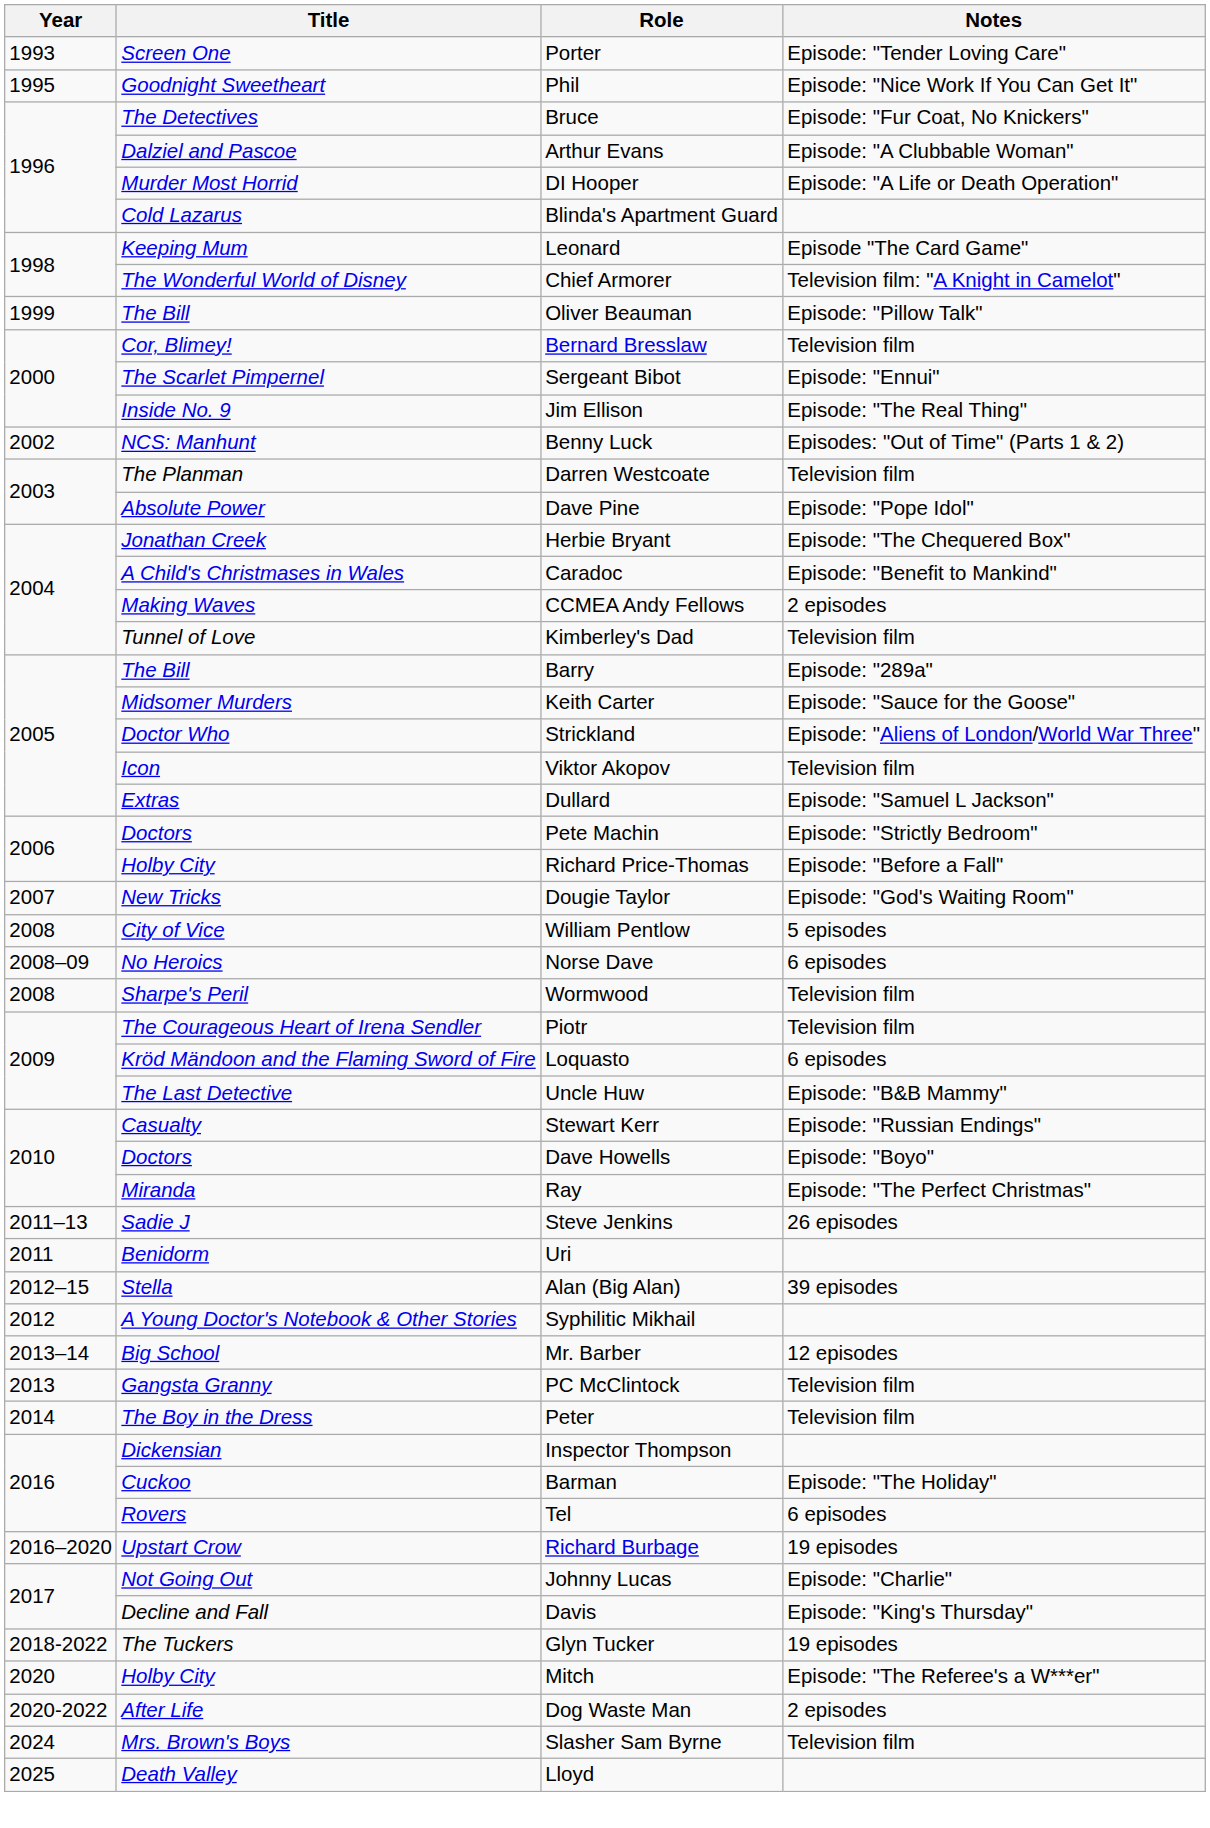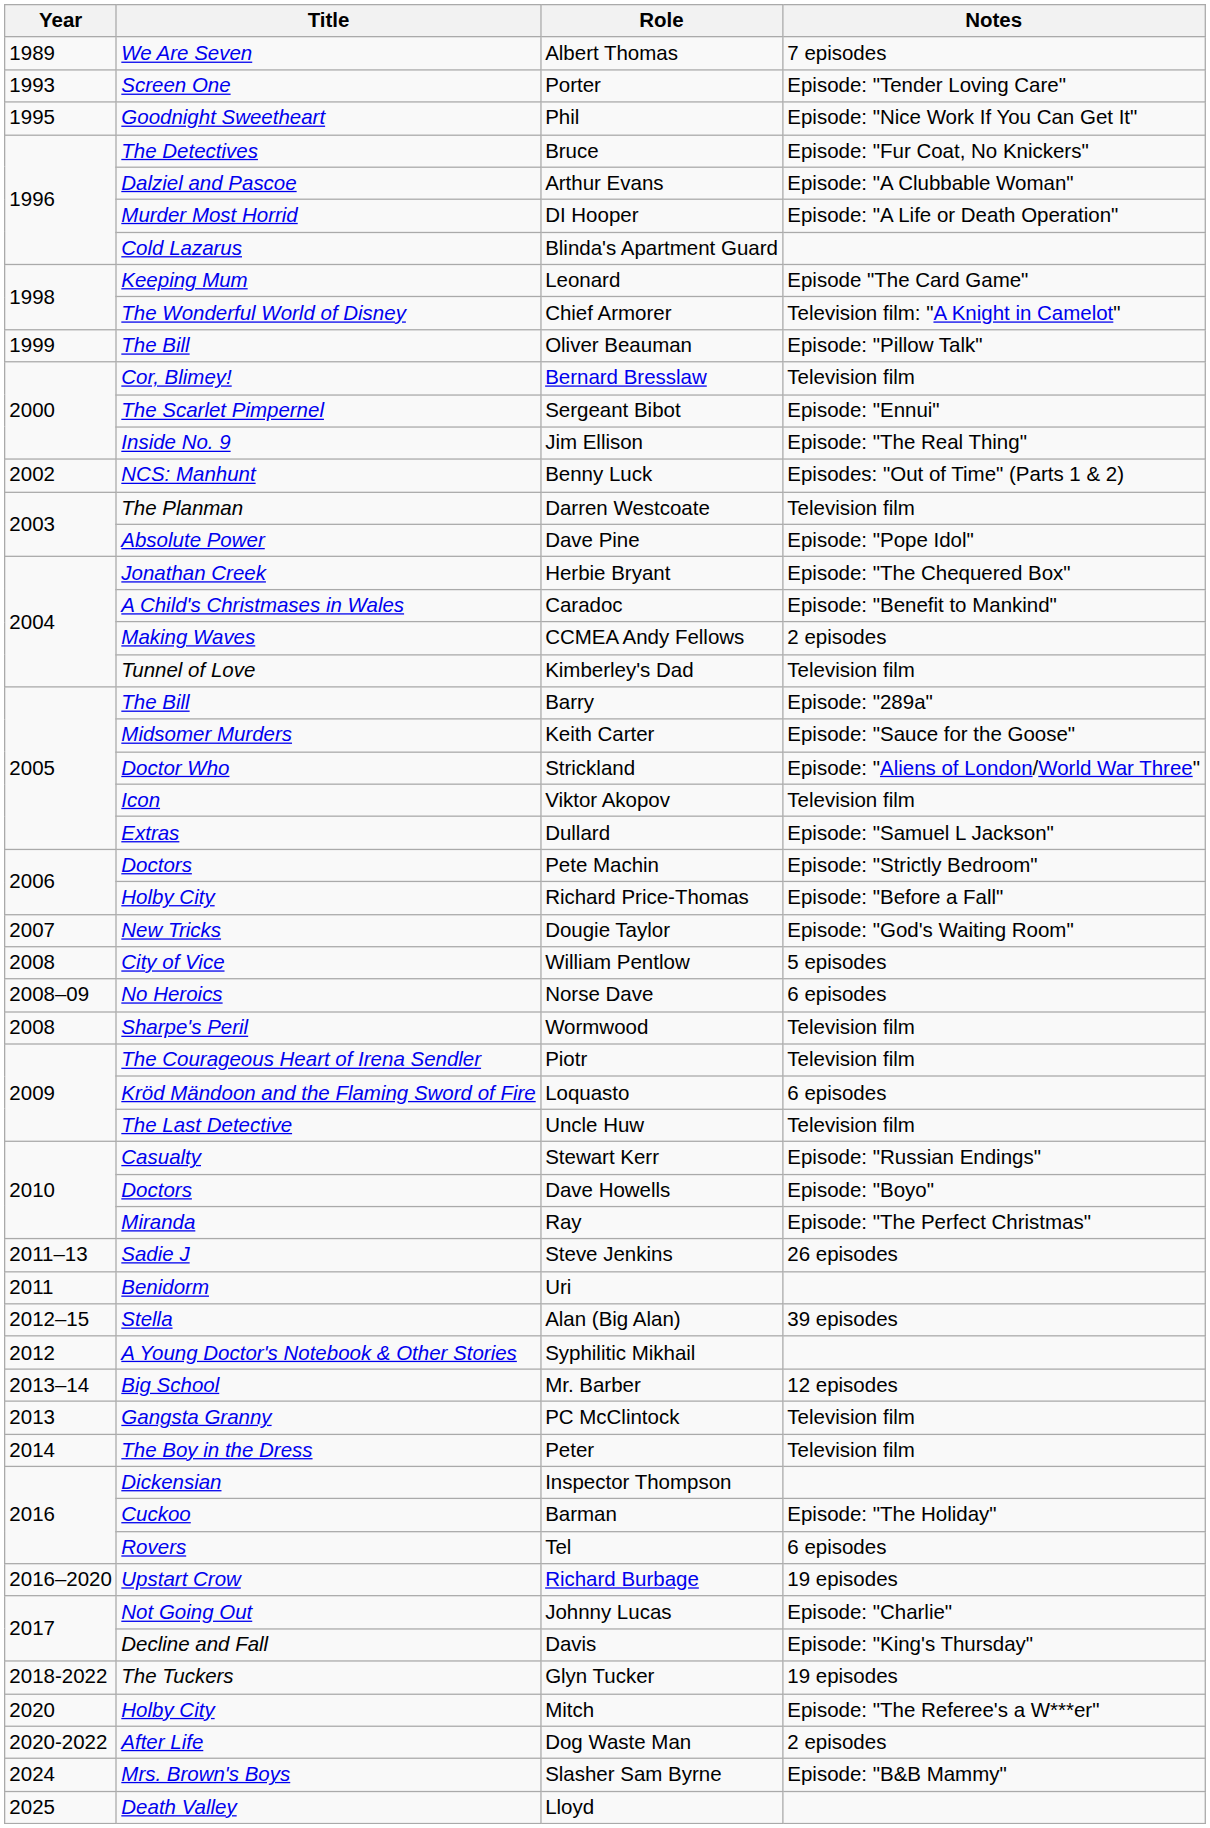+ row: (612, 53)
(897, 1092) Episode: "B&B Mammy" -> (851, 1125) Television film
(851, 1742) Television film -> (897, 1774) Episode: "B&B Mammy"
